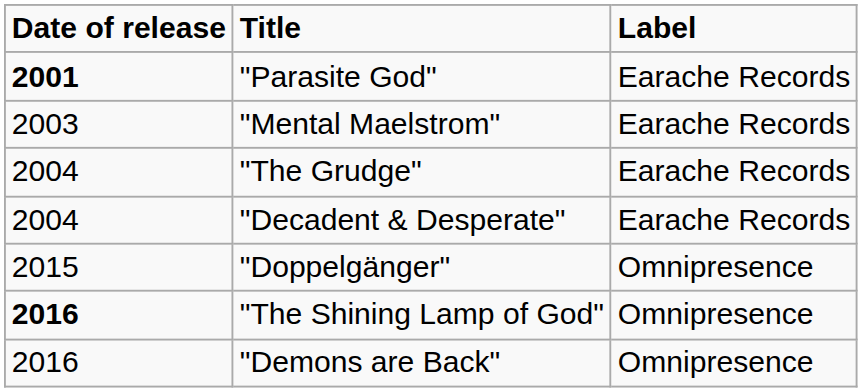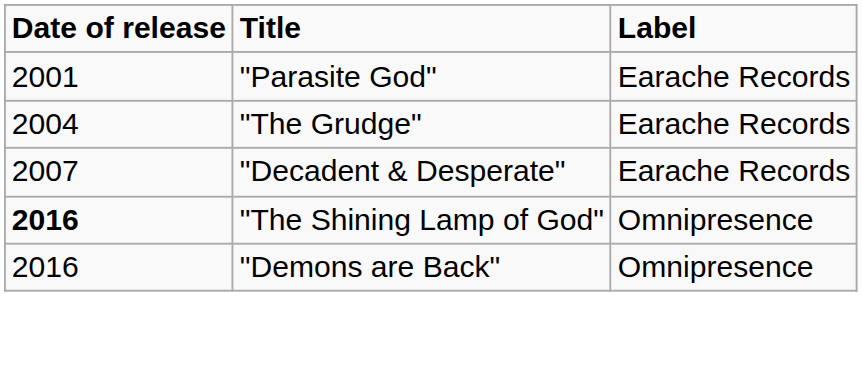(45, 76) bold -> (45, 76) normal
- row: (370, 123)
(45, 219) 2004 -> (45, 171) 2007
- row: (345, 266)
